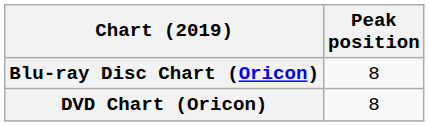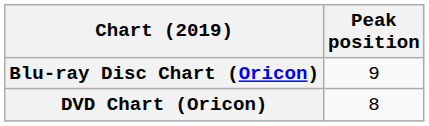(374, 74) 8 -> (374, 74) 9
